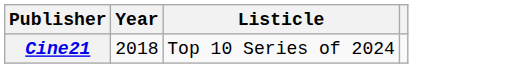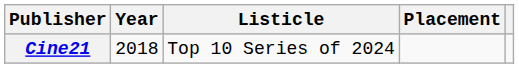+ column: (452, 19)
